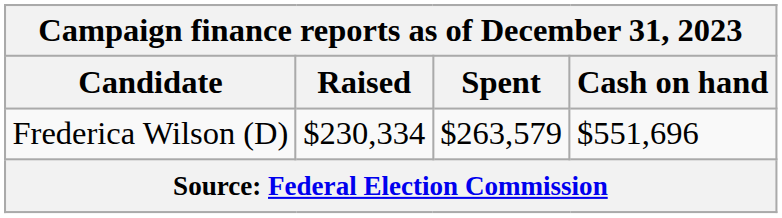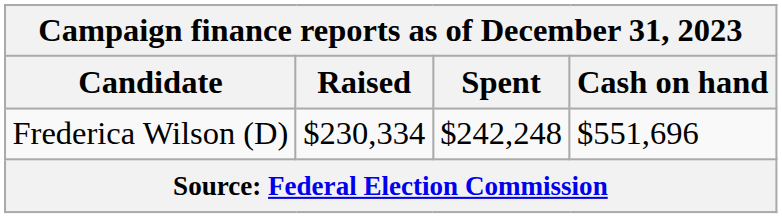(501, 133) $263,579 -> (501, 133) $242,248
